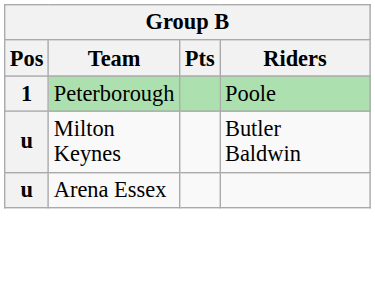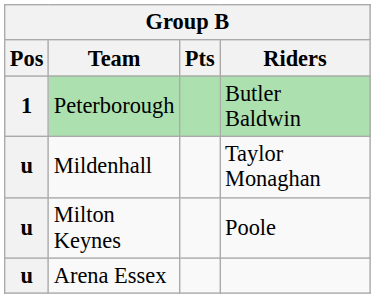(250, 93) Poole -> (263, 105) Butler Baldwin
+ row: (103, 166)
(263, 141) Butler Baldwin -> (250, 227) Poole
